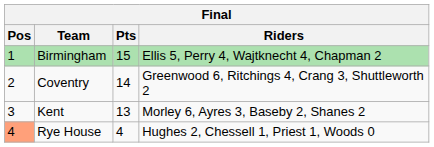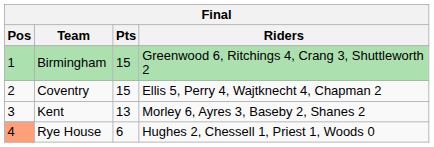(262, 55) Ellis 5, Perry 4, Wajtknecht 4, Chapman 2 -> (283, 63) Greenwood 6, Ritchings 4, Crang 3, Shuttleworth 2
(123, 83) 14 -> (123, 91) 15
(283, 83) Greenwood 6, Ritchings 4, Crang 3, Shuttleworth 2 -> (262, 91) Ellis 5, Perry 4, Wajtknecht 4, Chapman 2
(120, 132) 4 -> (120, 132) 6
